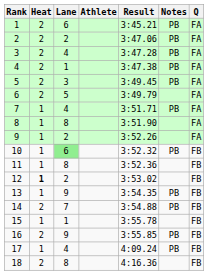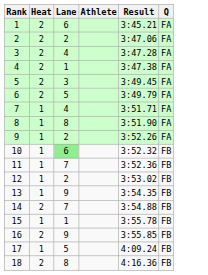- column: (174, 11)
(66, 165) 8 -> (66, 165) 7
(41, 179) bold -> (41, 179) normal
(66, 249) 4 -> (66, 249) 5
